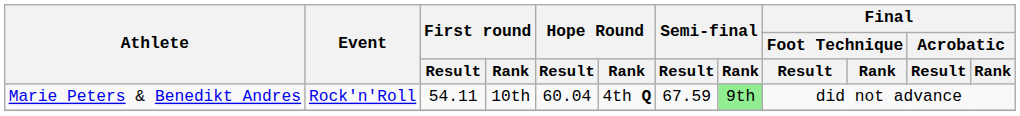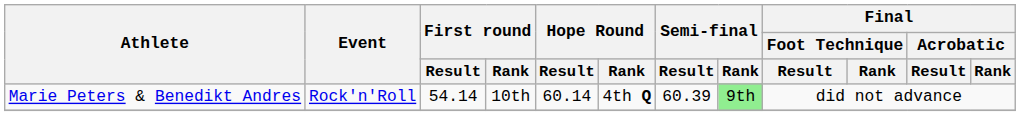(453, 97) 54.11 -> (453, 97) 54.14
(567, 97) 60.04 -> (567, 97) 60.14
(687, 97) 67.59 -> (687, 97) 60.39
